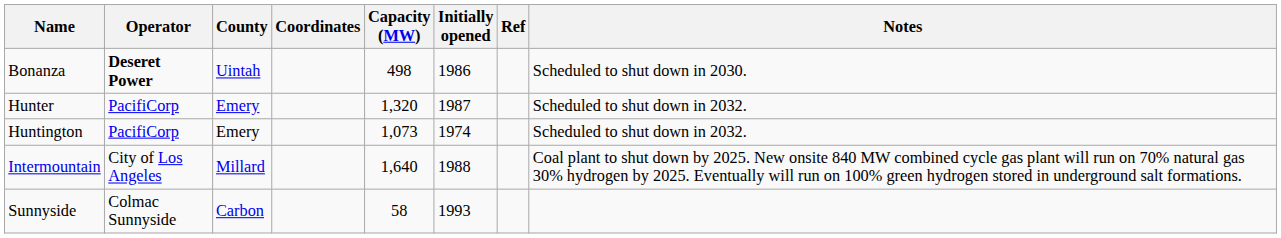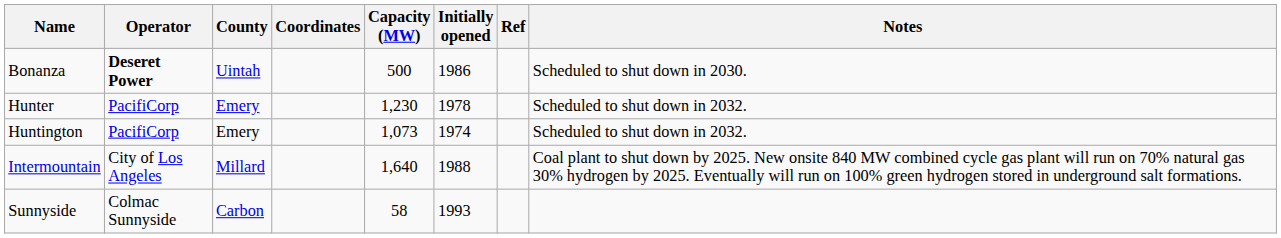(399, 70) 498 -> (399, 70) 500
(399, 105) 1,320 -> (399, 105) 1,230
(454, 105) 1987 -> (454, 105) 1978
